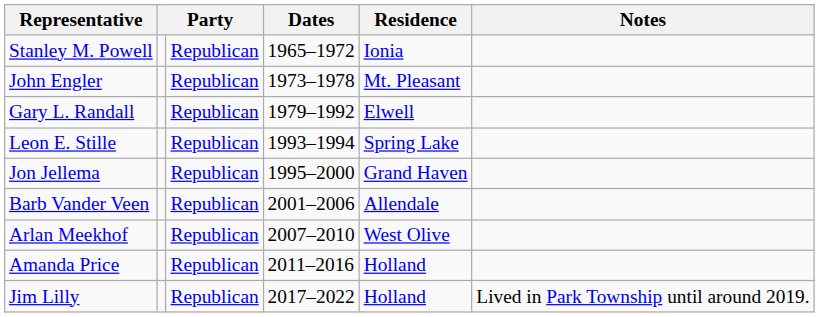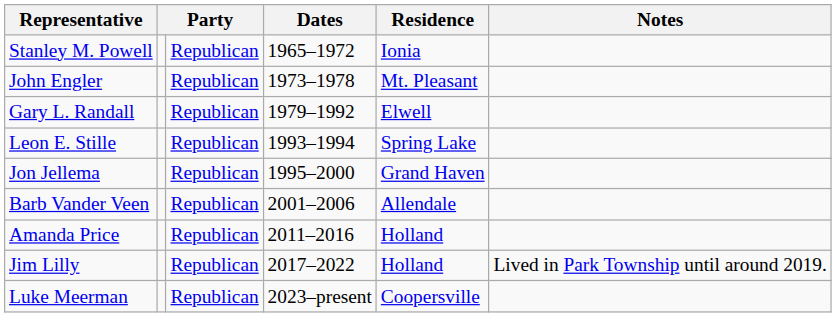- row: (68, 234)
+ row: (68, 296)
